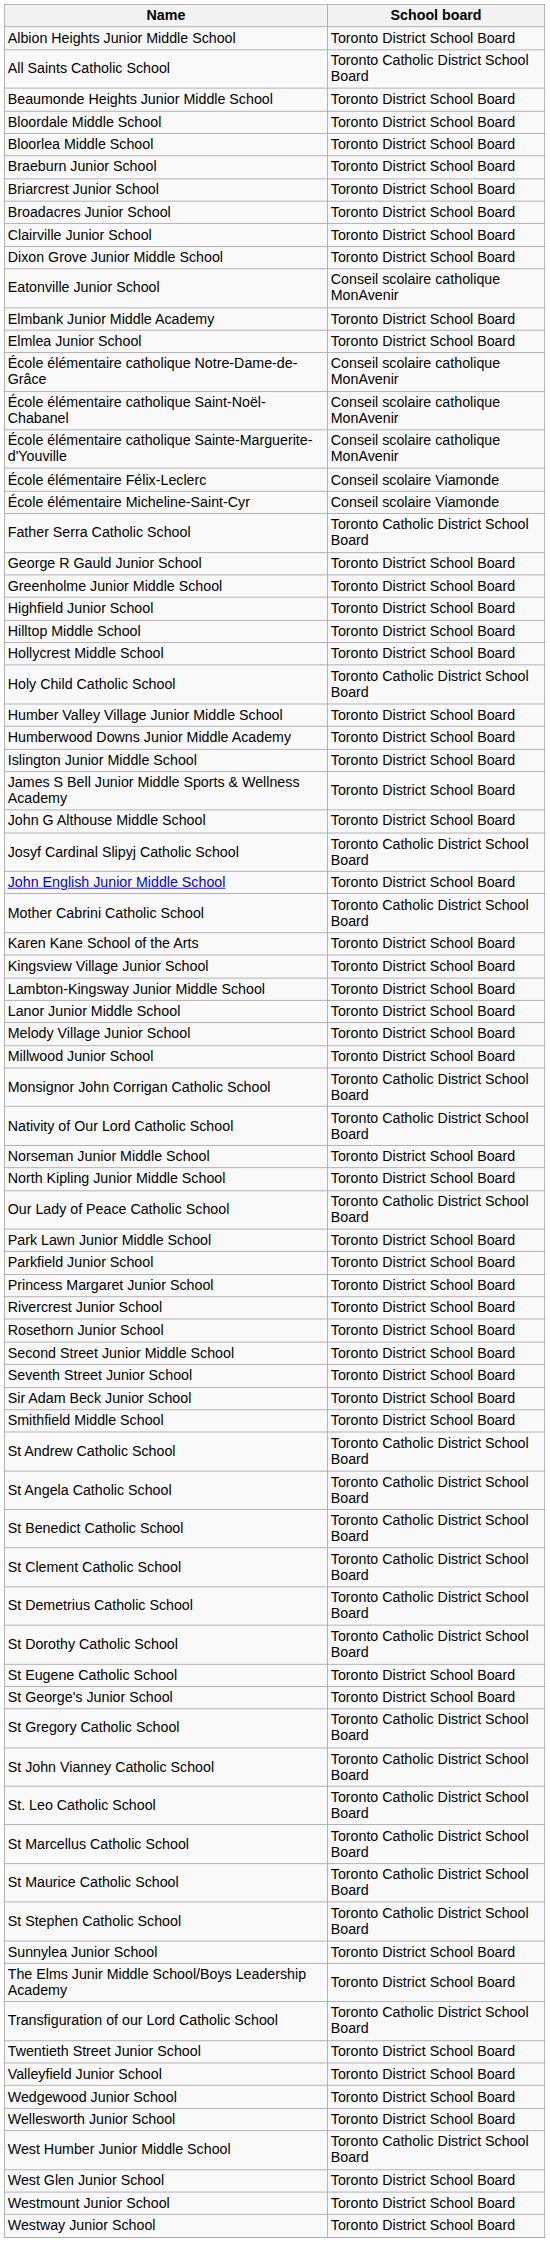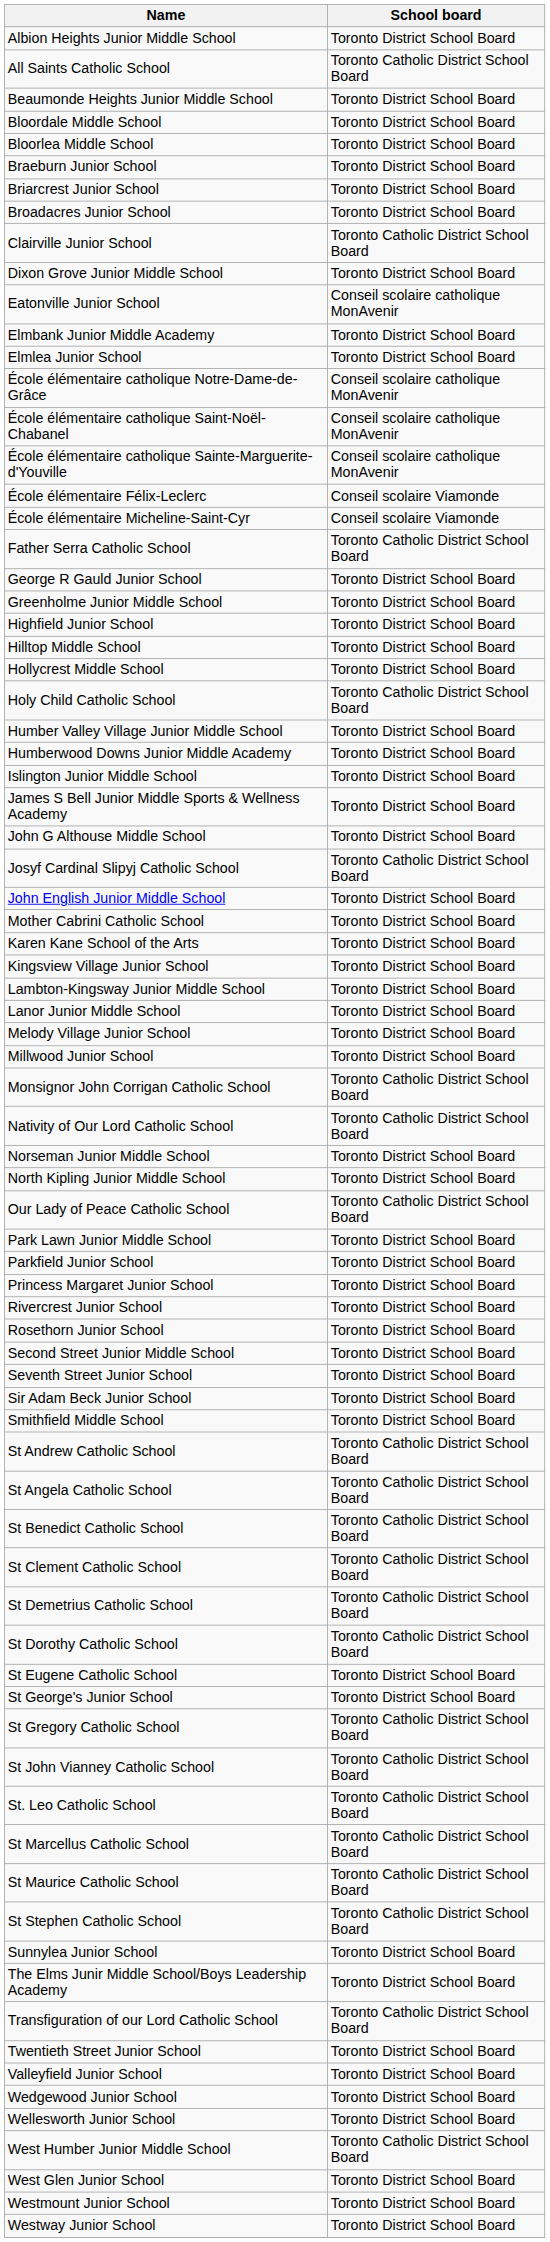(423, 235) Toronto District School Board -> (430, 243) Toronto Catholic District School Board
(430, 913) Toronto Catholic District School Board -> (423, 921) Toronto District School Board
